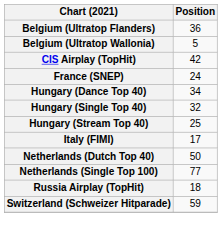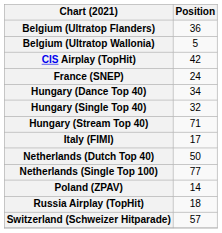(195, 124) 25 -> (195, 124) 71
+ row: (89, 188)
(195, 204) 59 -> (195, 220) 57
